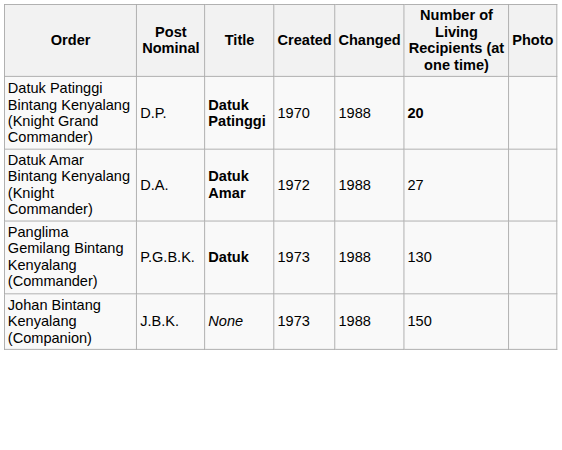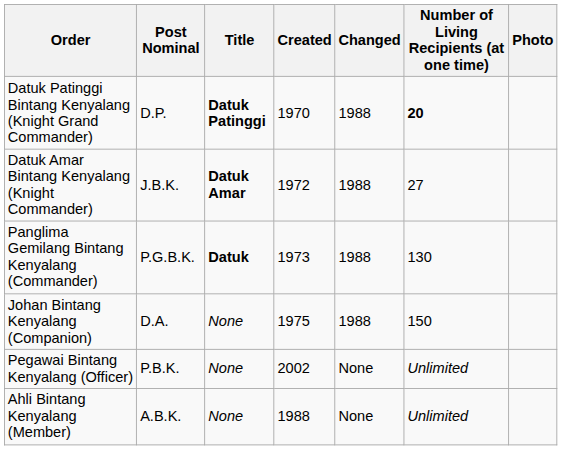(154, 185) D.A. -> (160, 185) J.B.K.
(160, 321) J.B.K. -> (154, 321) D.A.
(294, 321) 1973 -> (294, 321) 1975
+ row: (70, 369)
+ row: (47, 416)
